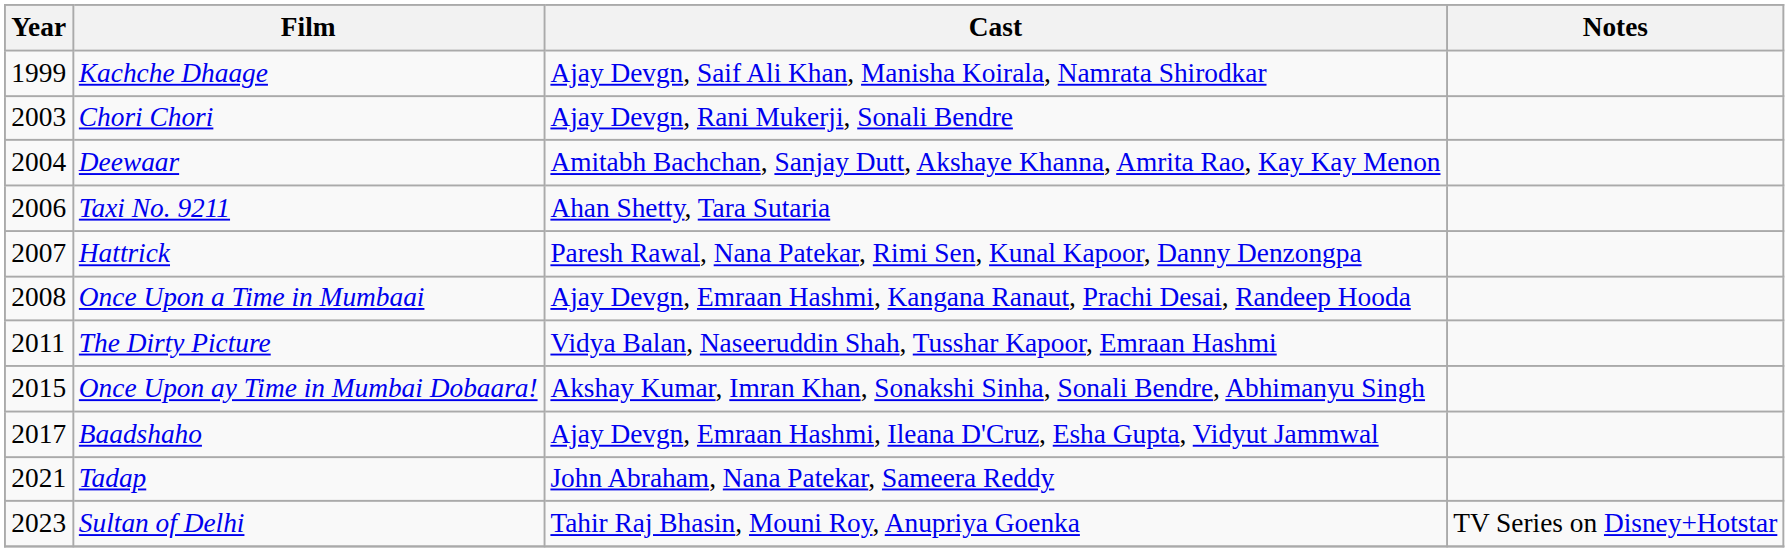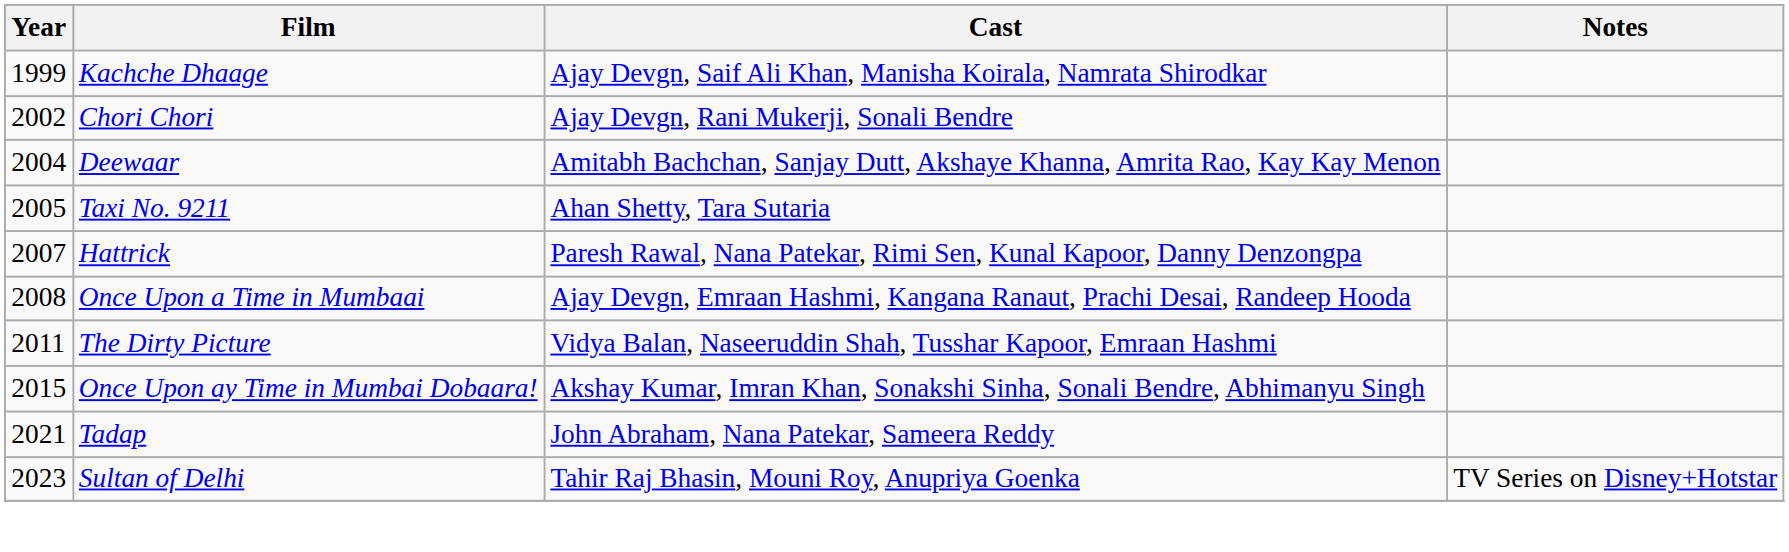(39, 117) 2003 -> (39, 117) 2002
(39, 207) 2006 -> (39, 207) 2005
- row: (140, 433)
